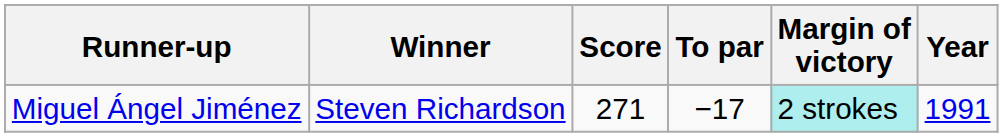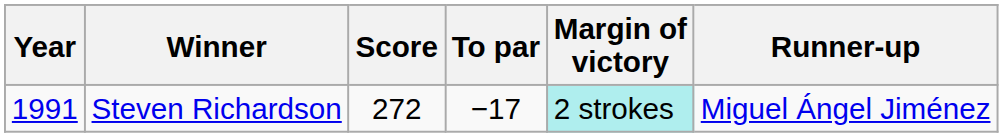columns swapped: (958, 45) <-> (157, 45)
(621, 109) 271 -> (397, 109) 272
